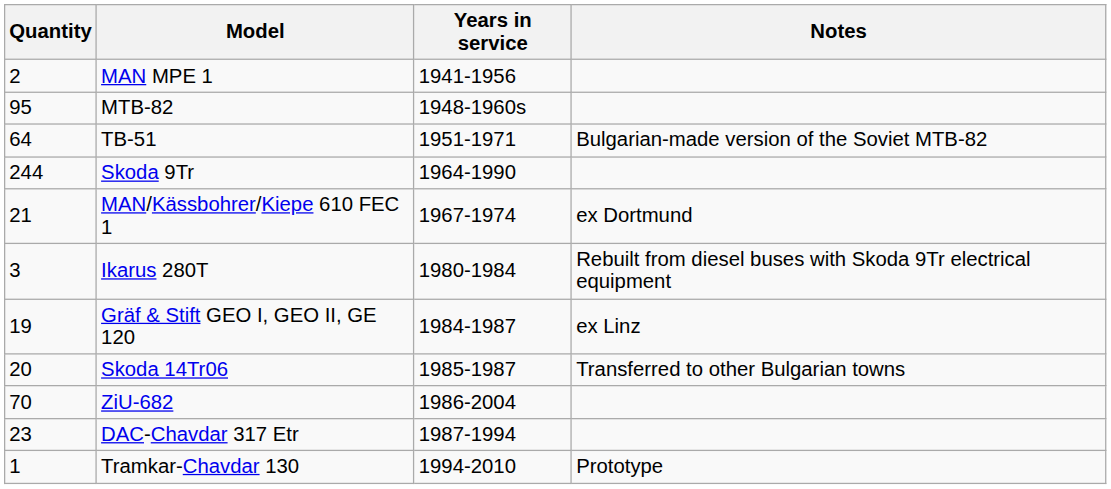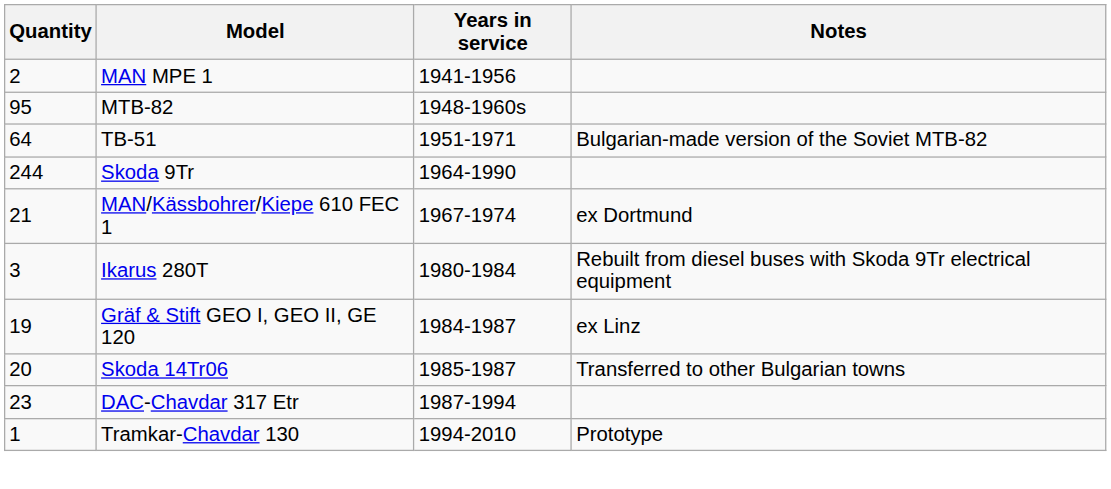- row: (137, 402)
